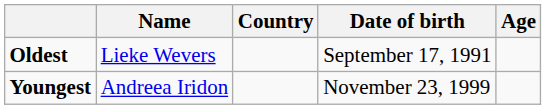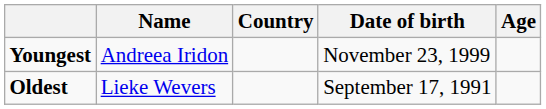rows swapped: (50, 87) <-> (39, 54)
